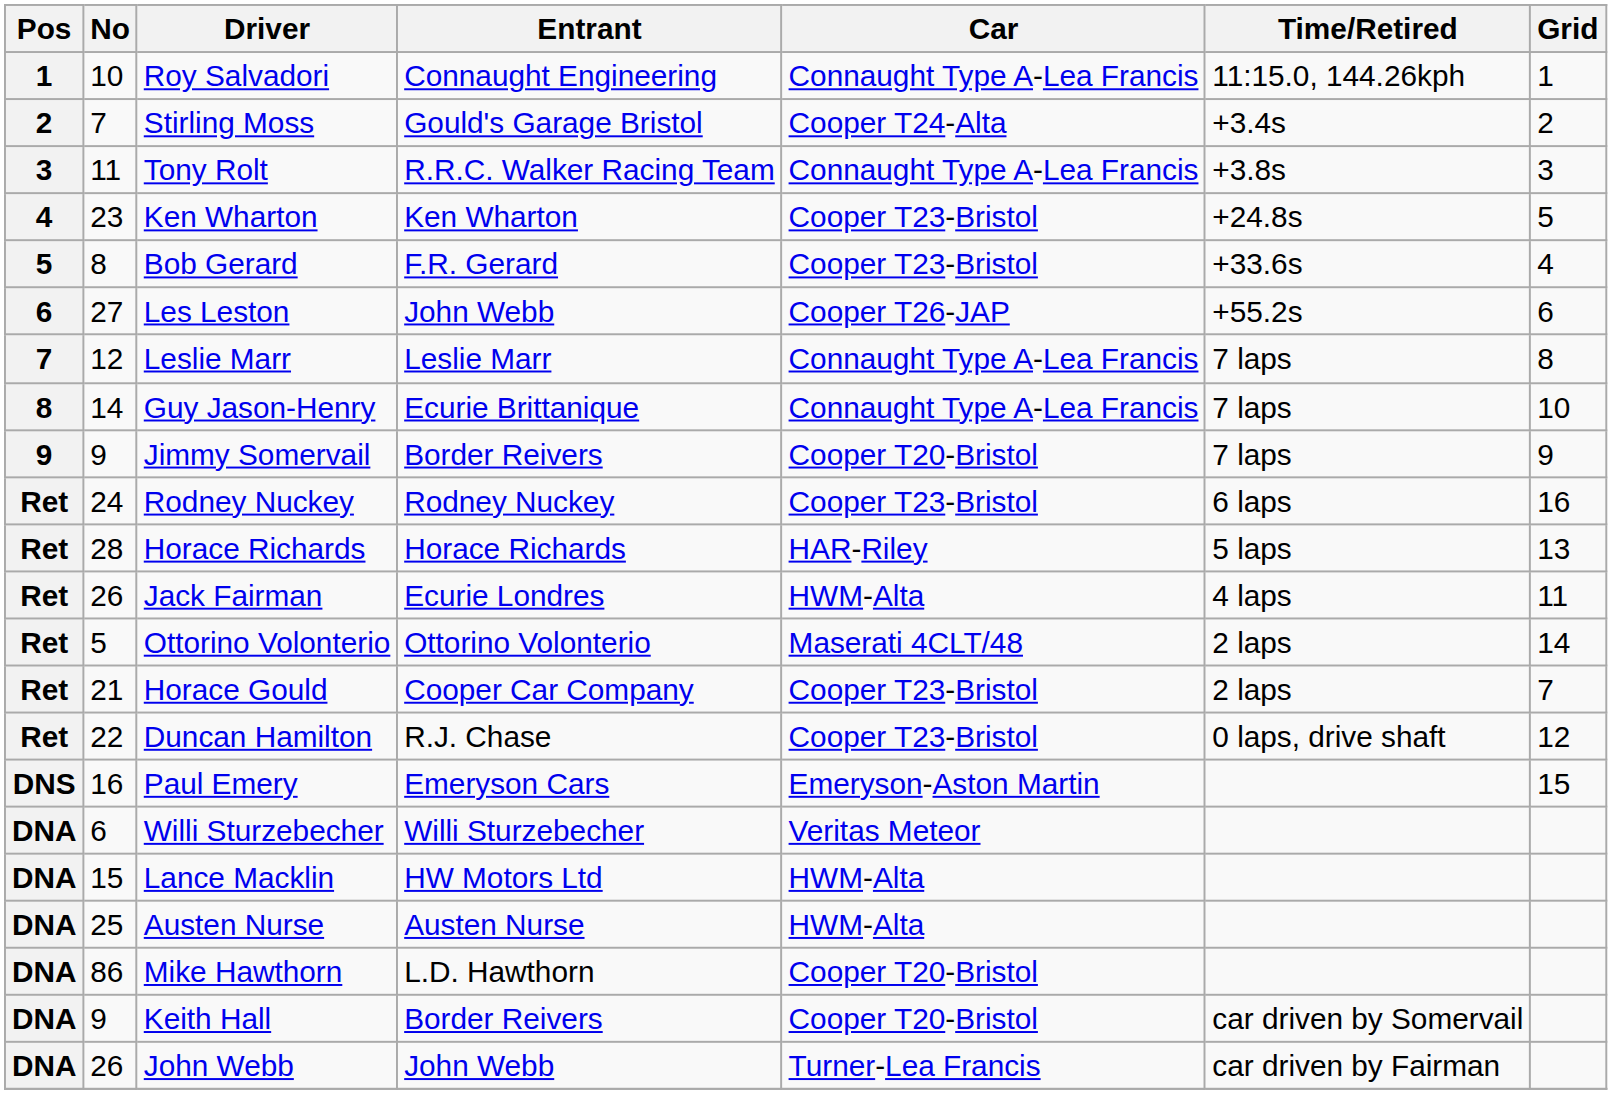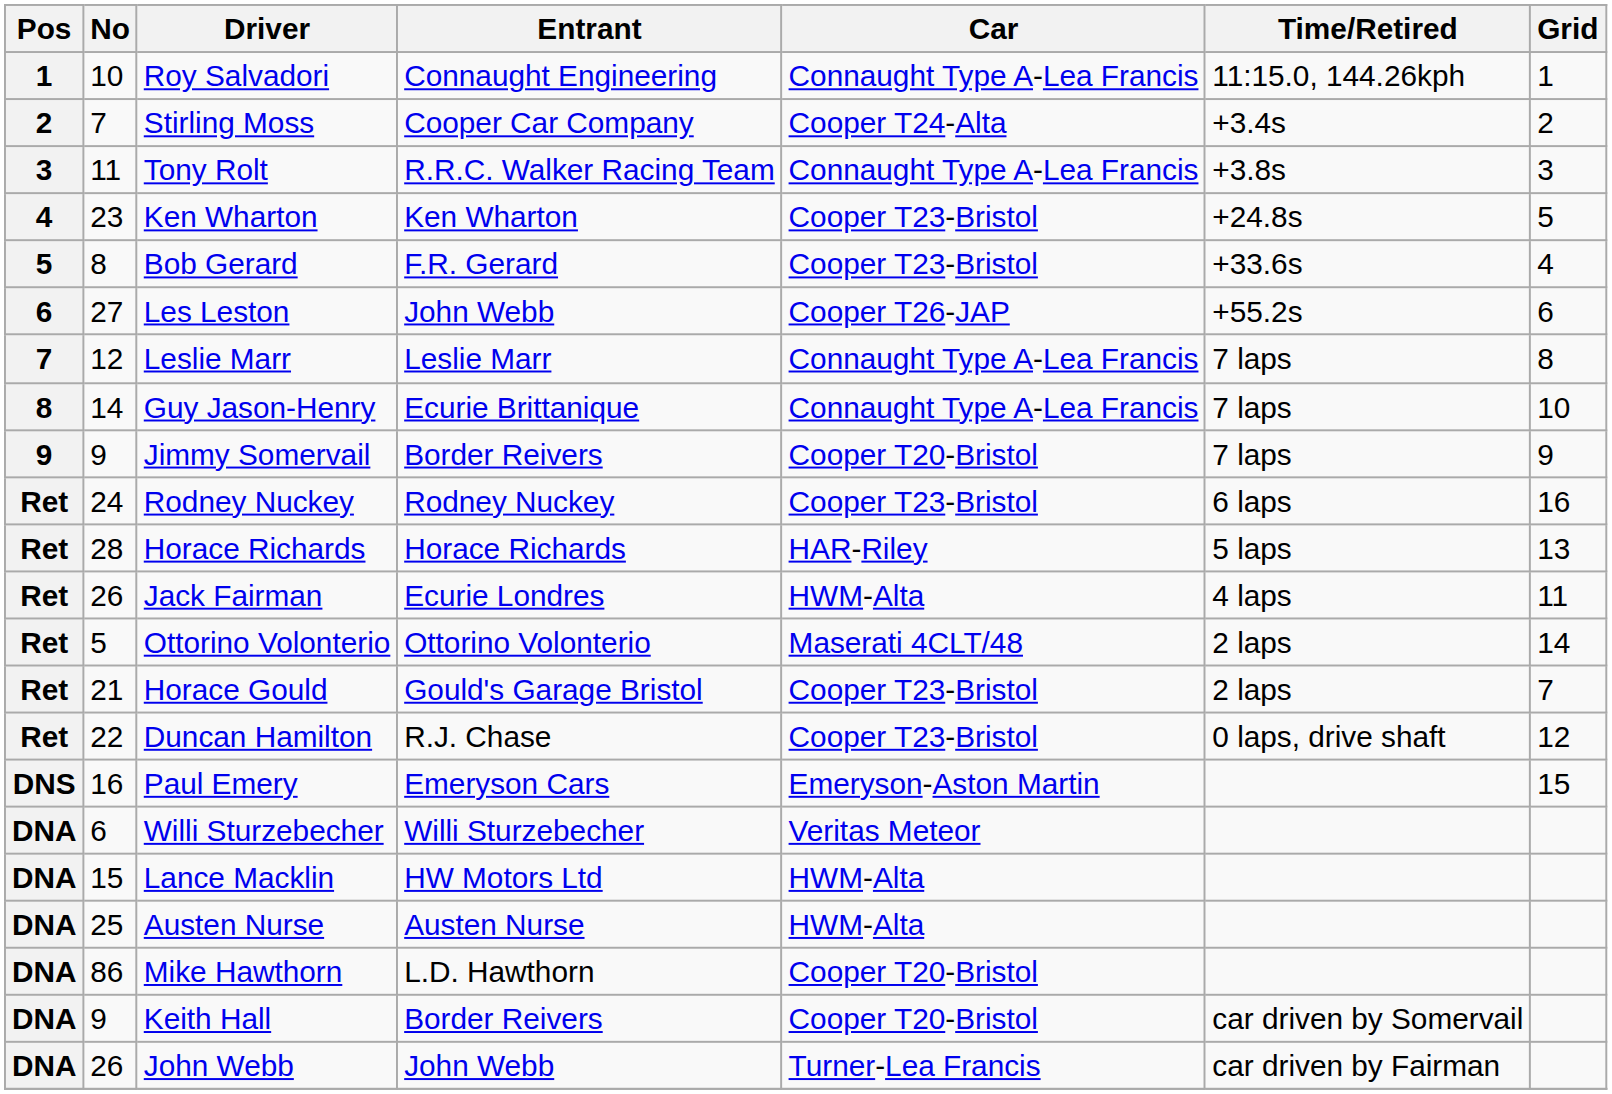(553, 123) Gould's Garage Bristol -> (549, 123) Cooper Car Company
(549, 689) Cooper Car Company -> (553, 689) Gould's Garage Bristol
